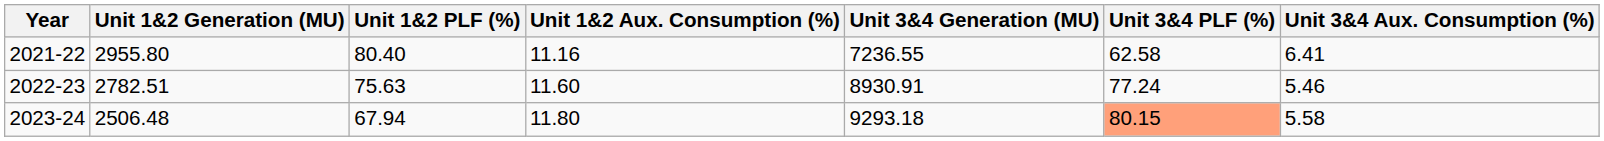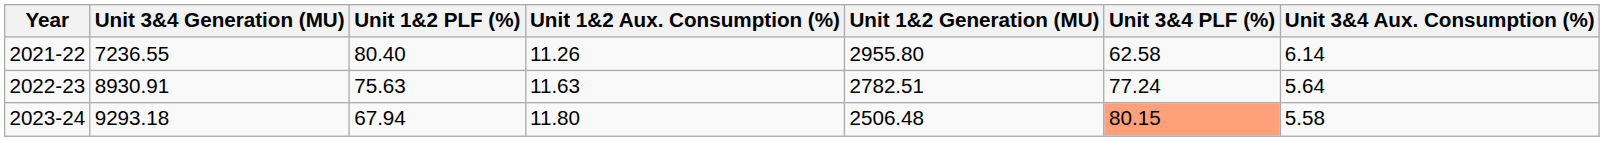columns swapped: (220, 20) <-> (974, 20)
(555, 53) 11.16 -> (555, 53) 11.26
(1305, 53) 6.41 -> (1305, 53) 6.14
(555, 86) 11.60 -> (555, 86) 11.63
(1305, 86) 5.46 -> (1305, 86) 5.64
